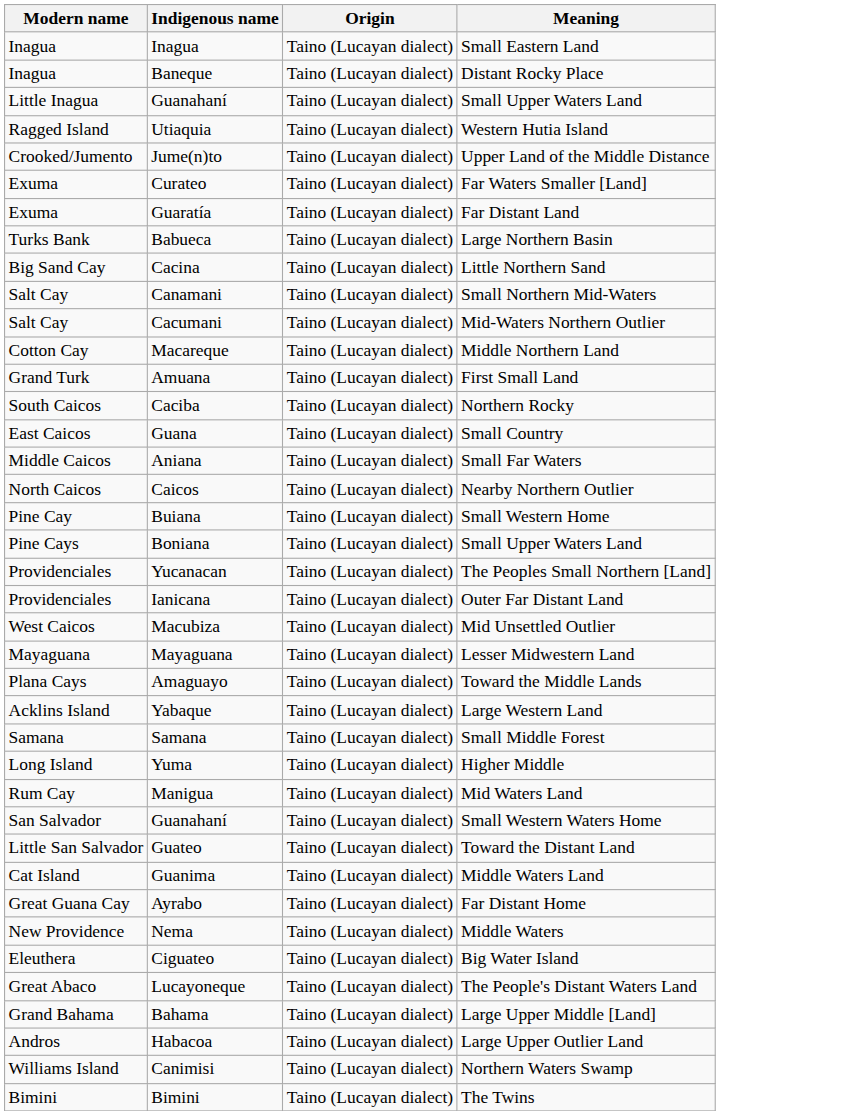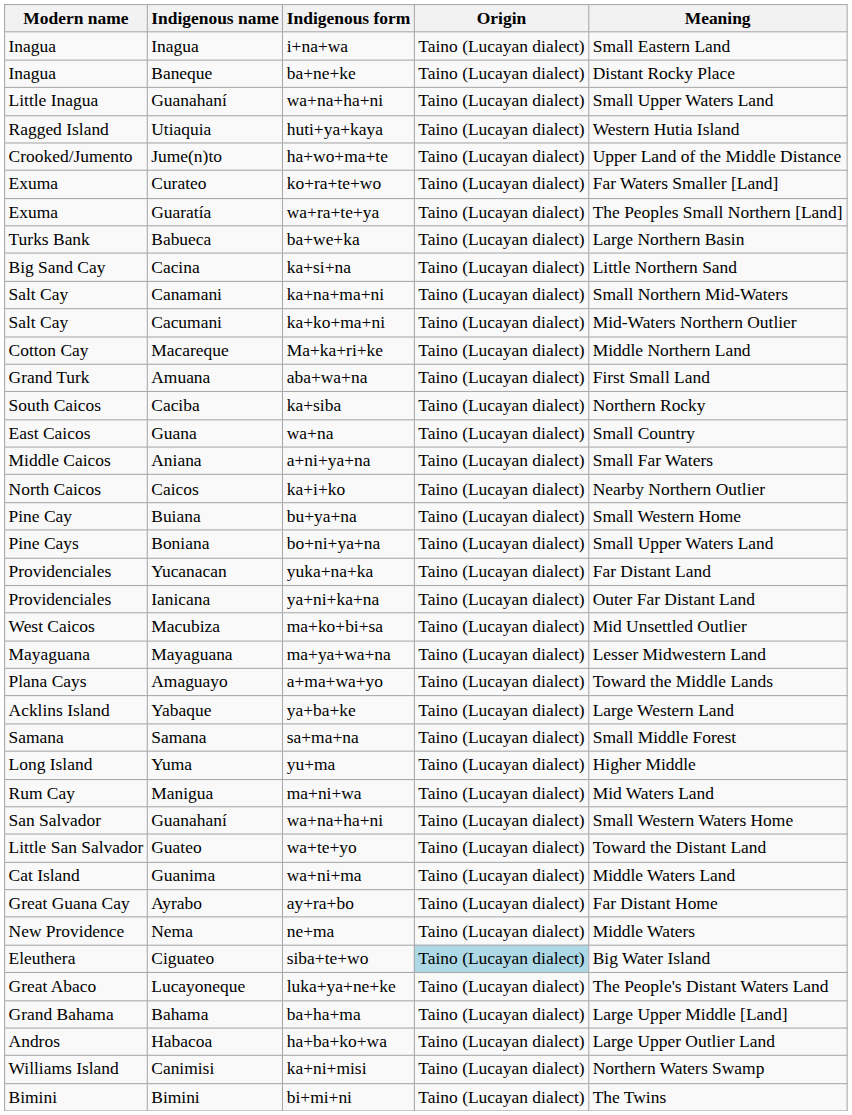+ column: (349, 18)
(520, 211) Far Distant Land -> (718, 211) The Peoples Small Northern [Land]
(586, 571) The Peoples Small Northern [Land] -> (652, 571) Far Distant Land
(370, 958) no background -> (501, 958) lightblue background
